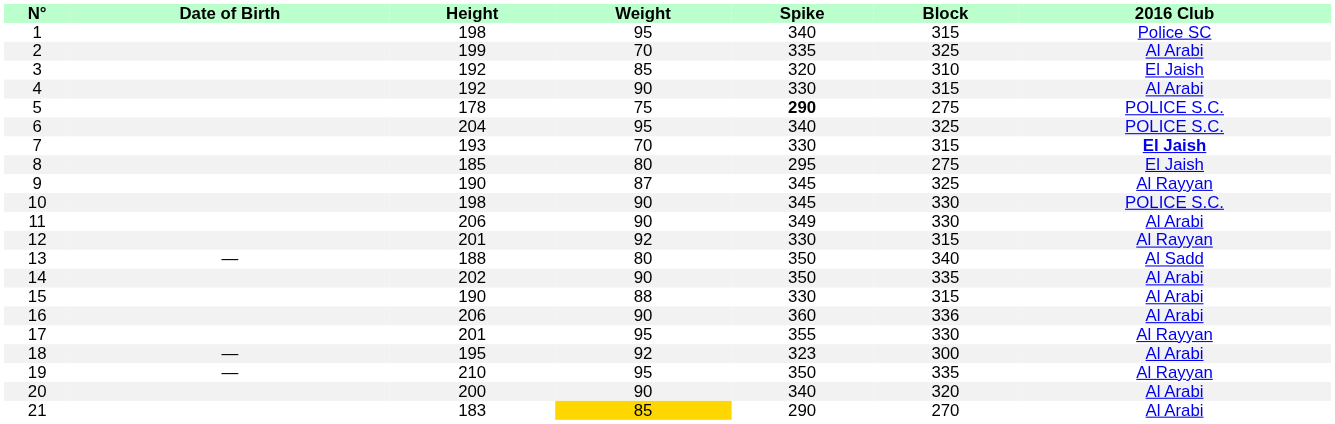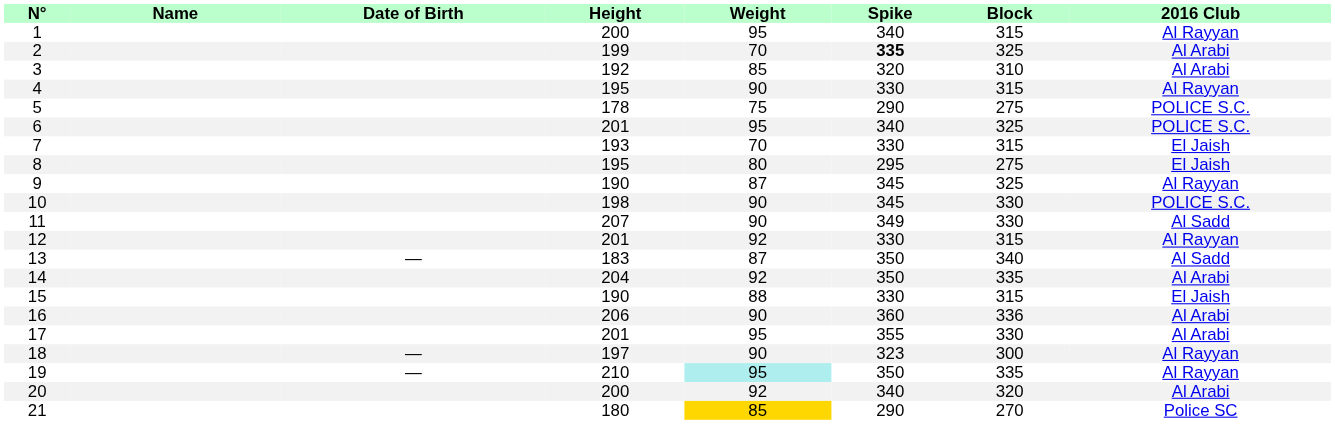+ column: (175, 13)
(472, 32) 198 -> (615, 32) 200
(1175, 32) Police SC -> (1201, 32) Al Rayyan
(802, 51) normal -> (890, 51) bold
(1175, 70) El Jaish -> (1201, 70) Al Arabi
(472, 89) 192 -> (615, 89) 195
(1175, 89) Al Arabi -> (1201, 89) Al Rayyan
(802, 107) bold -> (890, 107) normal
(472, 126) 204 -> (615, 126) 201
(1175, 145) bold -> (1201, 145) normal
(472, 164) 185 -> (615, 164) 195
(472, 221) 206 -> (615, 221) 207
(1175, 221) Al Arabi -> (1201, 221) Al Sadd
(472, 259) 188 -> (615, 259) 183
(643, 259) 80 -> (758, 259) 87
(472, 278) 202 -> (615, 278) 204
(643, 278) 90 -> (758, 278) 92
(1175, 296) Al Arabi -> (1201, 296) El Jaish
(1175, 334) Al Rayyan -> (1201, 334) Al Arabi
(472, 353) 195 -> (615, 353) 197
(643, 353) 92 -> (758, 353) 90
(1175, 353) Al Arabi -> (1201, 353) Al Rayyan
(643, 372) no background -> (758, 372) paleturquoise background
(643, 391) 90 -> (758, 391) 92
(472, 410) 183 -> (615, 410) 180
(1175, 410) Al Arabi -> (1201, 410) Police SC
